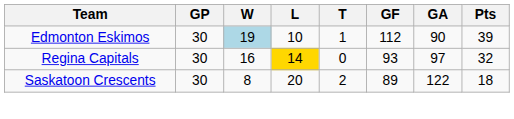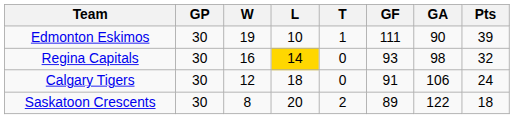(247, 37) lightblue background -> (247, 37) no background
(390, 37) 112 -> (390, 37) 111
(438, 59) 97 -> (438, 59) 98
+ row: (90, 80)
